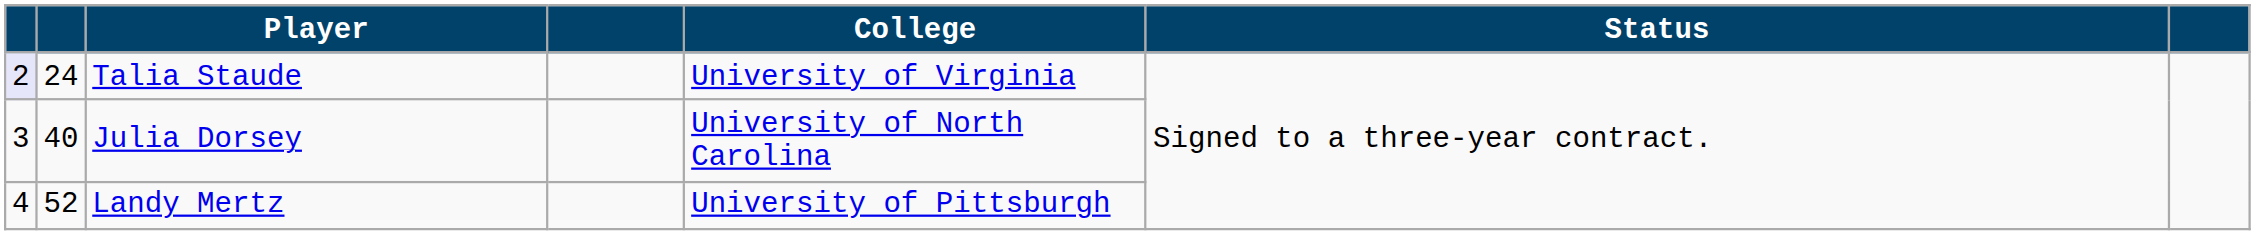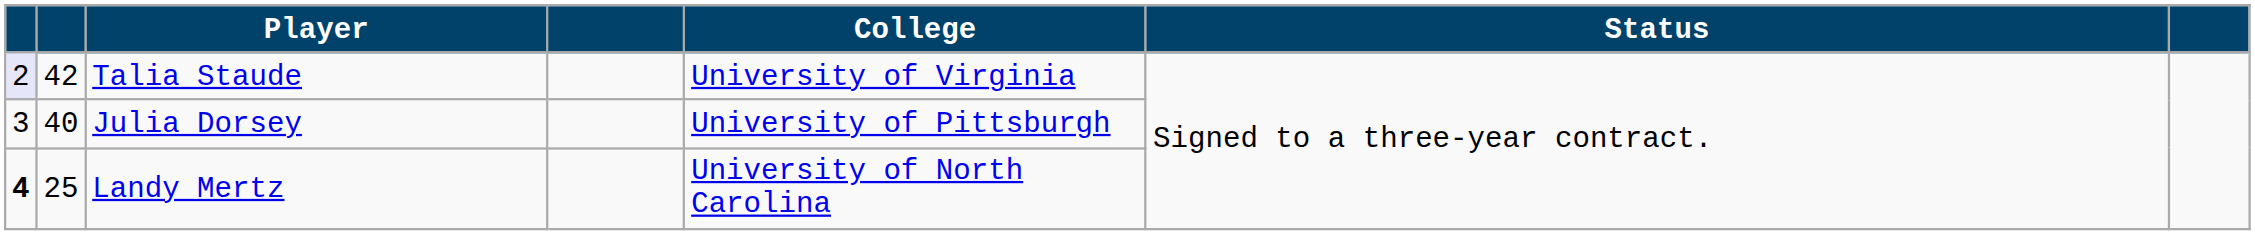(61, 76) 24 -> (61, 76) 42
(857, 141) University of North Carolina -> (901, 124) University of Pittsburgh
(21, 205) normal -> (21, 188) bold
(61, 205) 52 -> (61, 188) 25
(901, 205) University of Pittsburgh -> (857, 188) University of North Carolina
